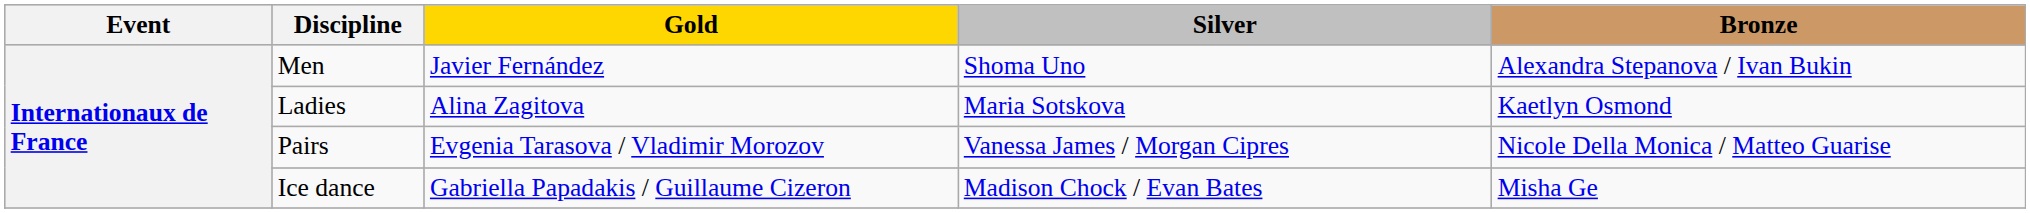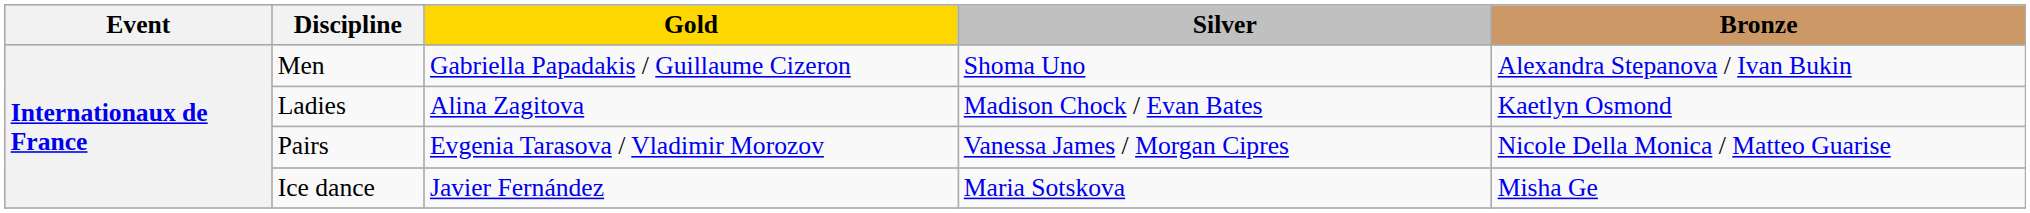(517, 65) Javier Fernández -> (640, 65) Gabriella Papadakis / Guillaume Cizeron
(1045, 106) Maria Sotskova -> (1113, 106) Madison Chock / Evan Bates
(640, 187) Gabriella Papadakis / Guillaume Cizeron -> (517, 187) Javier Fernández
(1113, 187) Madison Chock / Evan Bates -> (1045, 187) Maria Sotskova
